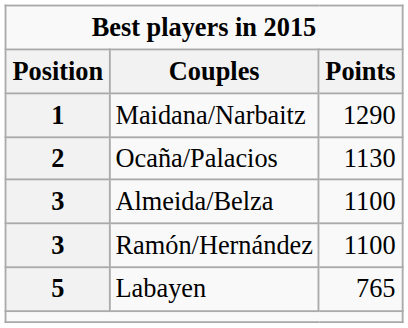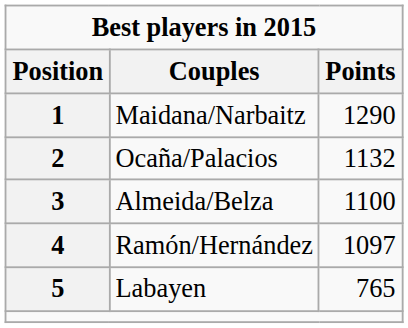(370, 157) 1130 -> (370, 157) 1132
(58, 244) 3 -> (58, 244) 4
(370, 244) 1100 -> (369, 244) 1097
